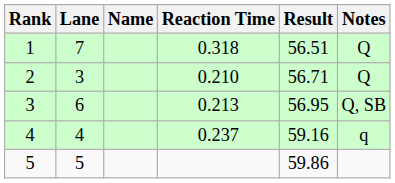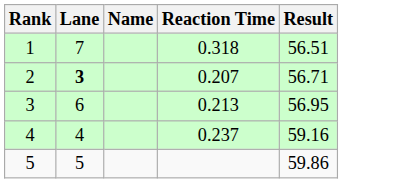- column: (364, 18)
(80, 76) normal -> (80, 76) bold
(218, 76) 0.210 -> (218, 76) 0.207
